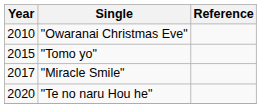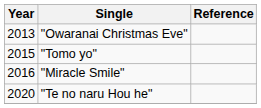(21, 34) 2010 -> (21, 34) 2013
(21, 73) 2017 -> (21, 73) 2016
